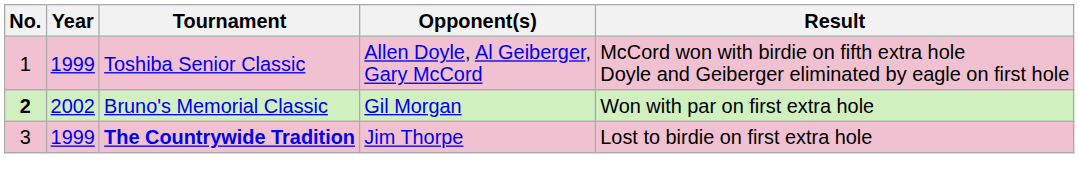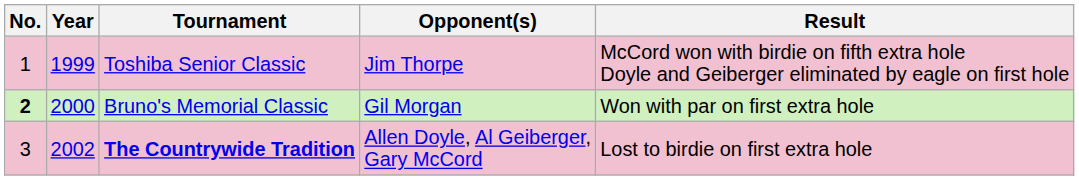(478, 63) Allen Doyle, Al Geiberger, Gary McCord -> (414, 63) Jim Thorpe
(73, 106) 2002 -> (73, 106) 2000
(73, 137) 1999 -> (73, 149) 2002
(414, 137) Jim Thorpe -> (478, 149) Allen Doyle, Al Geiberger, Gary McCord
